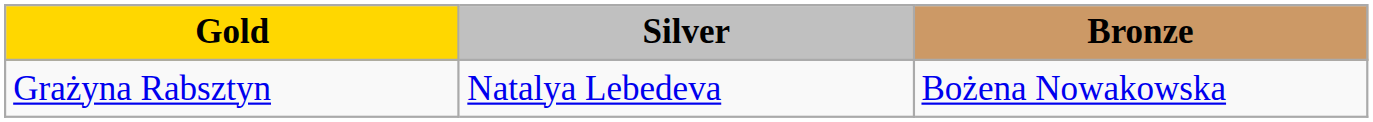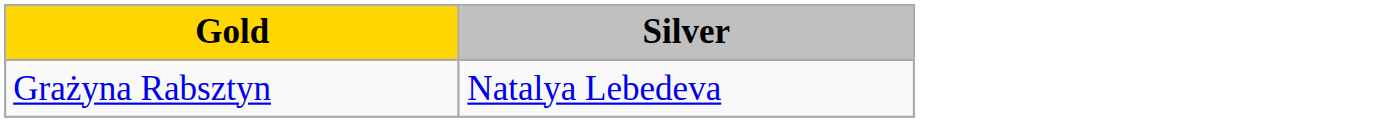- column: (1140, 32)
